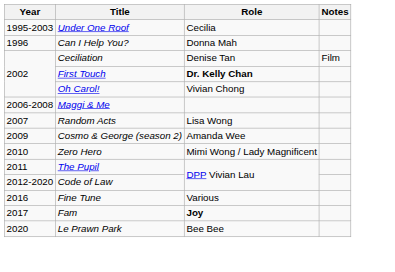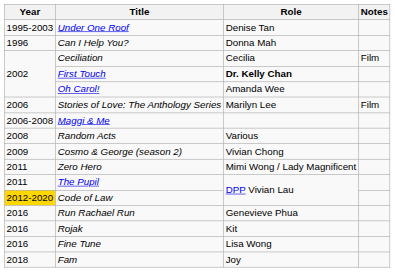(201, 27) Cecilia -> (250, 27) Denise Tan
(211, 58) Denise Tan -> (240, 58) Cecilia
(215, 89) Vivian Chong -> (255, 89) Amanda Wee
+ row: (139, 105)
(17, 120) 2007 -> (17, 136) 2008
(209, 120) Lisa Wong -> (242, 136) Various
(216, 136) Amanda Wee -> (255, 151) Vivian Chong
(17, 151) 2010 -> (17, 167) 2011
(30, 182) no background -> (30, 197) gold background
+ row: (96, 213)
+ row: (70, 228)
(203, 197) Various -> (249, 244) Lisa Wong
(17, 213) 2017 -> (17, 259) 2018
(195, 213) bold -> (233, 259) normal
- row: (90, 228)
